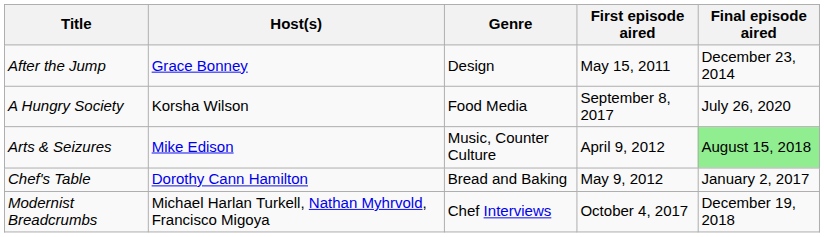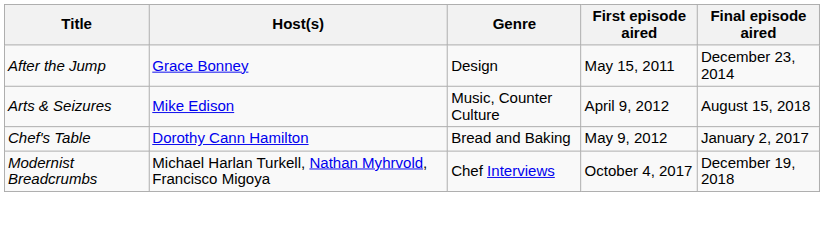- row: (66, 106)
(756, 147) lightgreen background -> (756, 106) no background
